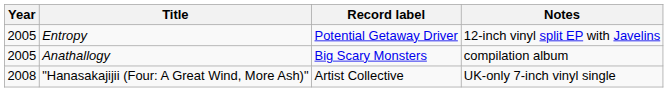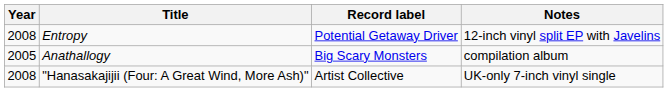(22, 35) 2005 -> (22, 35) 2008
